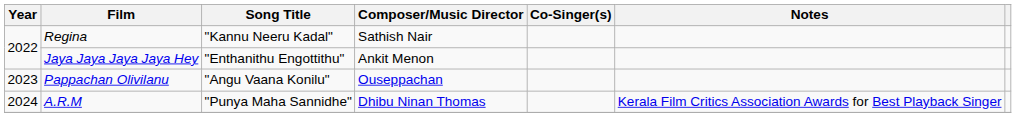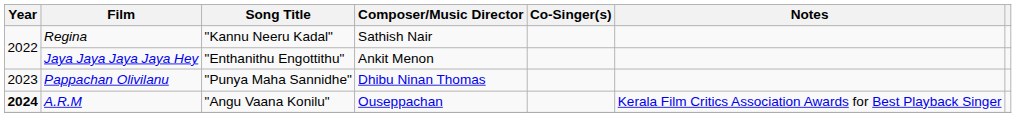(267, 79) "Angu Vaana Konilu" -> (278, 79) "Punya Maha Sannidhe"
(400, 79) Ouseppachan -> (422, 79) Dhibu Ninan Thomas
(23, 101) normal -> (23, 101) bold
(278, 101) "Punya Maha Sannidhe" -> (267, 101) "Angu Vaana Konilu"
(422, 101) Dhibu Ninan Thomas -> (400, 101) Ouseppachan
